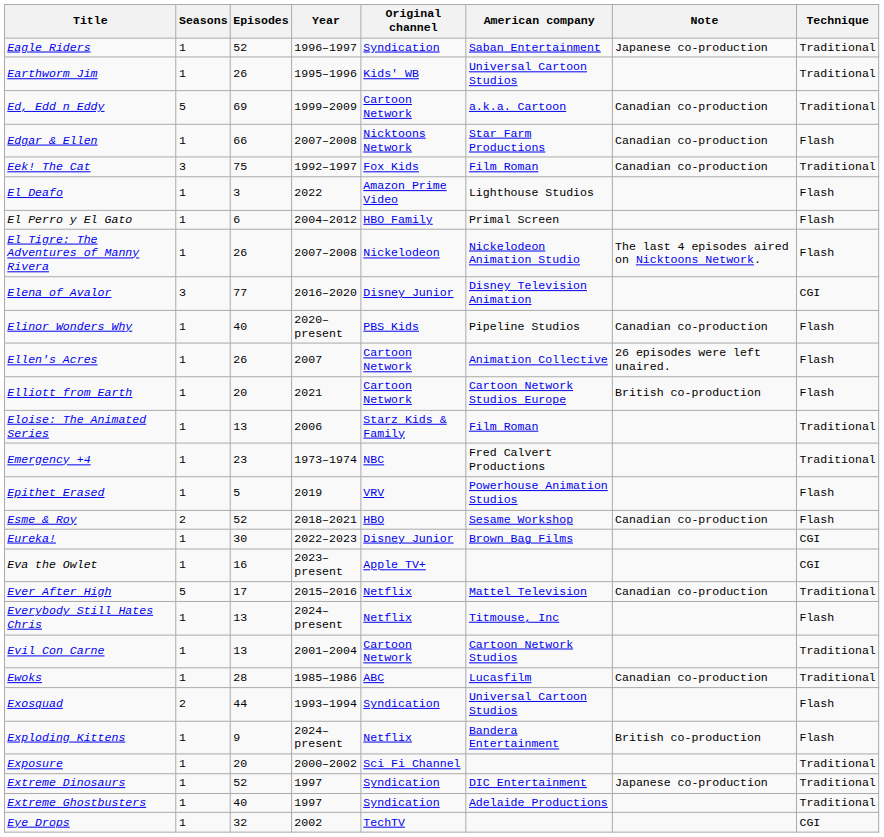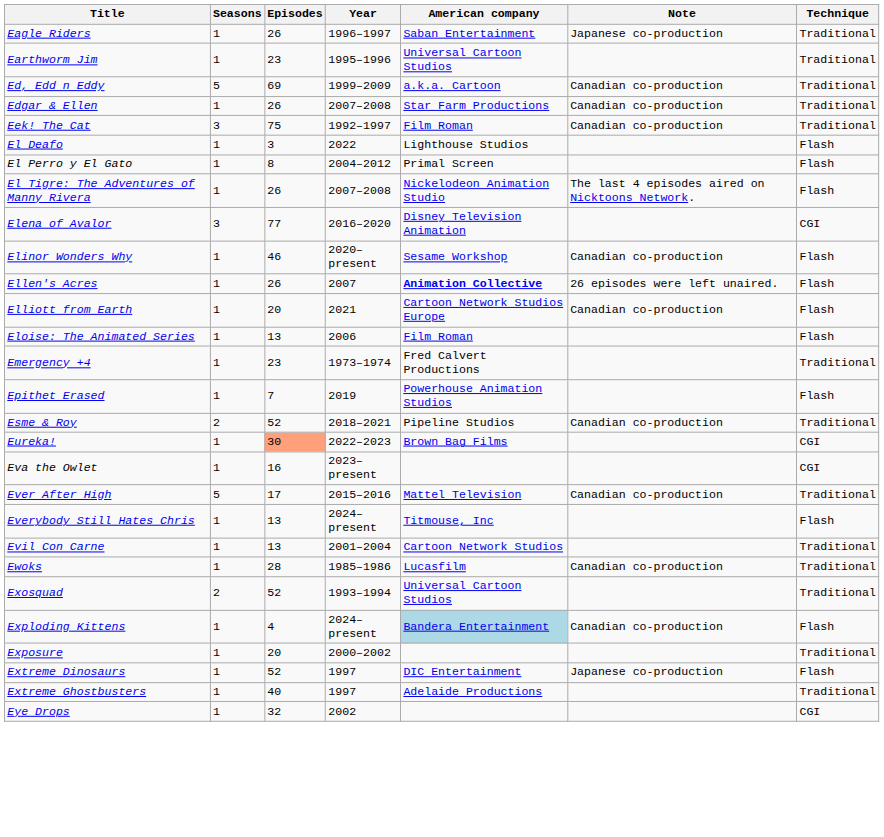- column: (413, 21)
(240, 47) 52 -> (274, 33) 26
(240, 74) 26 -> (274, 60) 23
(240, 140) 66 -> (274, 106) 26
(817, 140) Flash -> (838, 106) Traditional
(237, 219) 6 -> (271, 164) 8
(240, 326) 40 -> (274, 257) 46
(524, 326) Pipeline Studios -> (455, 257) Sesame Workshop
(538, 360) normal -> (473, 283) bold
(688, 393) British co-production -> (647, 310) Canadian co-production
(838, 426) Traditional -> (817, 336) Flash
(237, 493) 5 -> (271, 396) 7
(521, 519) Sesame Workshop -> (459, 422) Pipeline Studios
(817, 519) Flash -> (838, 422) Traditional
(240, 539) no background -> (274, 442) lightsalmon background
(240, 704) 44 -> (274, 593) 52
(817, 704) Flash -> (838, 593) Traditional
(237, 737) 9 -> (271, 626) 4
(514, 737) no background -> (476, 626) lightblue background
(688, 737) British co-production -> (647, 626) Canadian co-production
(838, 783) Traditional -> (817, 672) Flash
